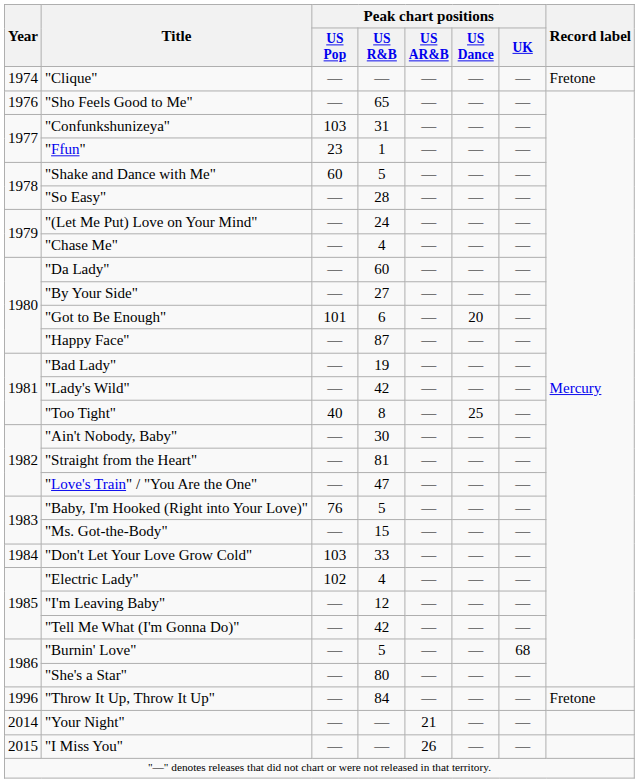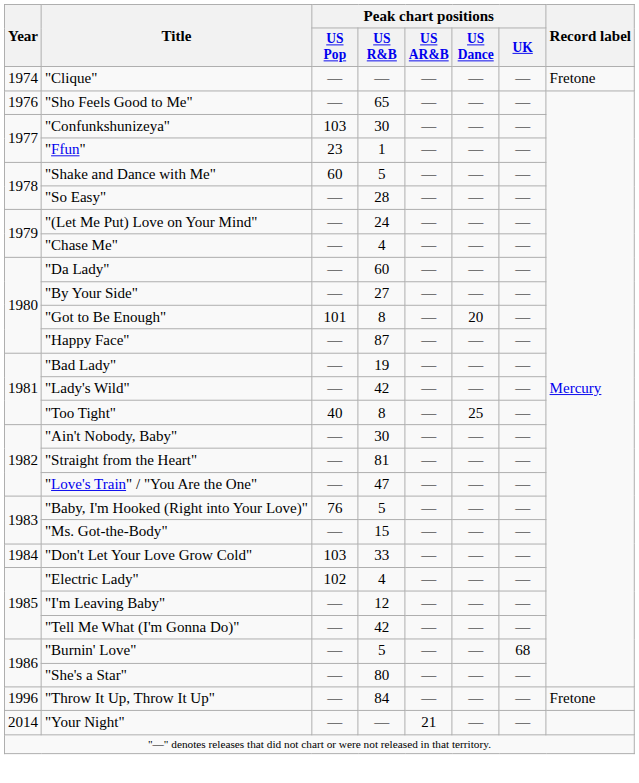(382, 126) 31 -> (382, 126) 30
(382, 317) 6 -> (382, 317) 8
- row: (84, 746)
